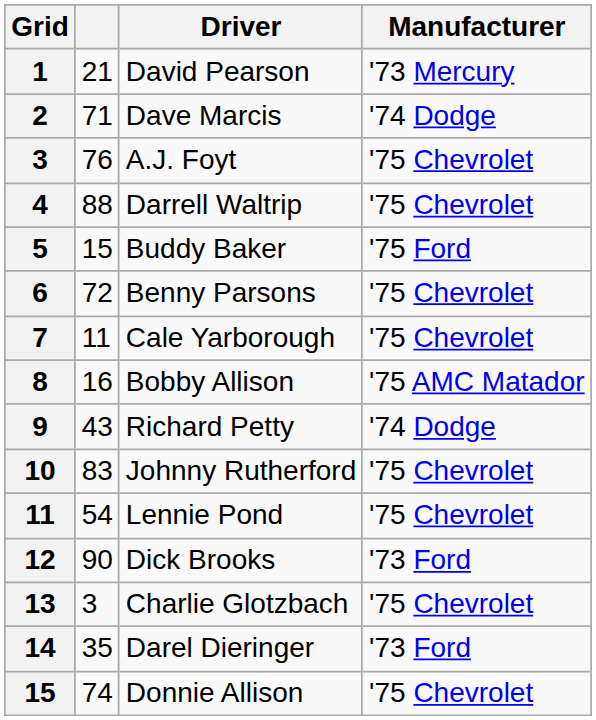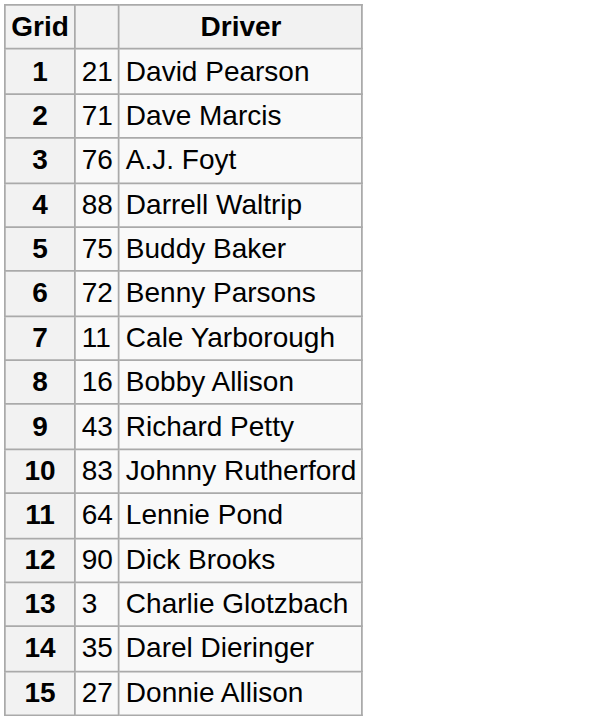- column: (477, 26)
(97, 248) 15 -> (97, 248) 75
(97, 515) 54 -> (97, 515) 64
(97, 692) 74 -> (97, 692) 27
